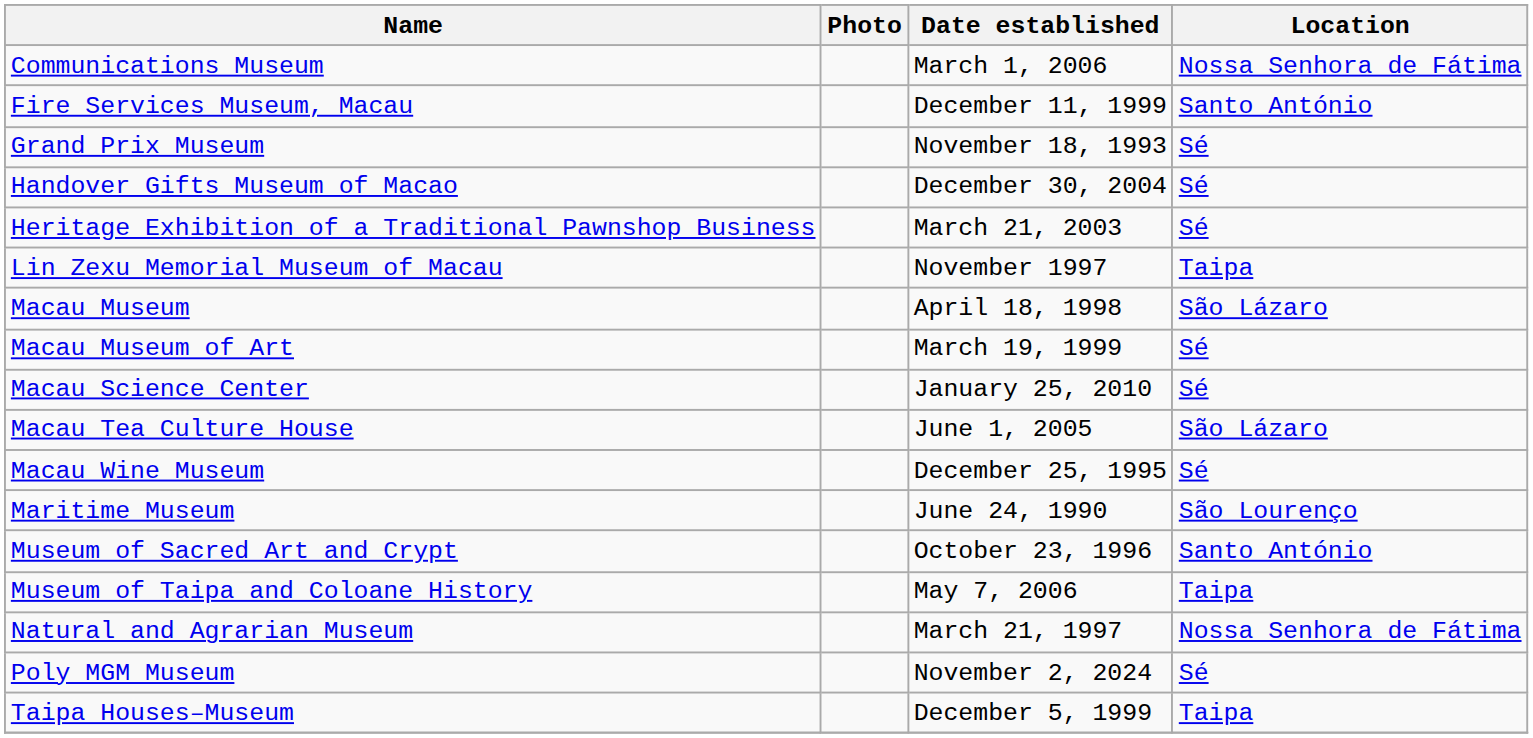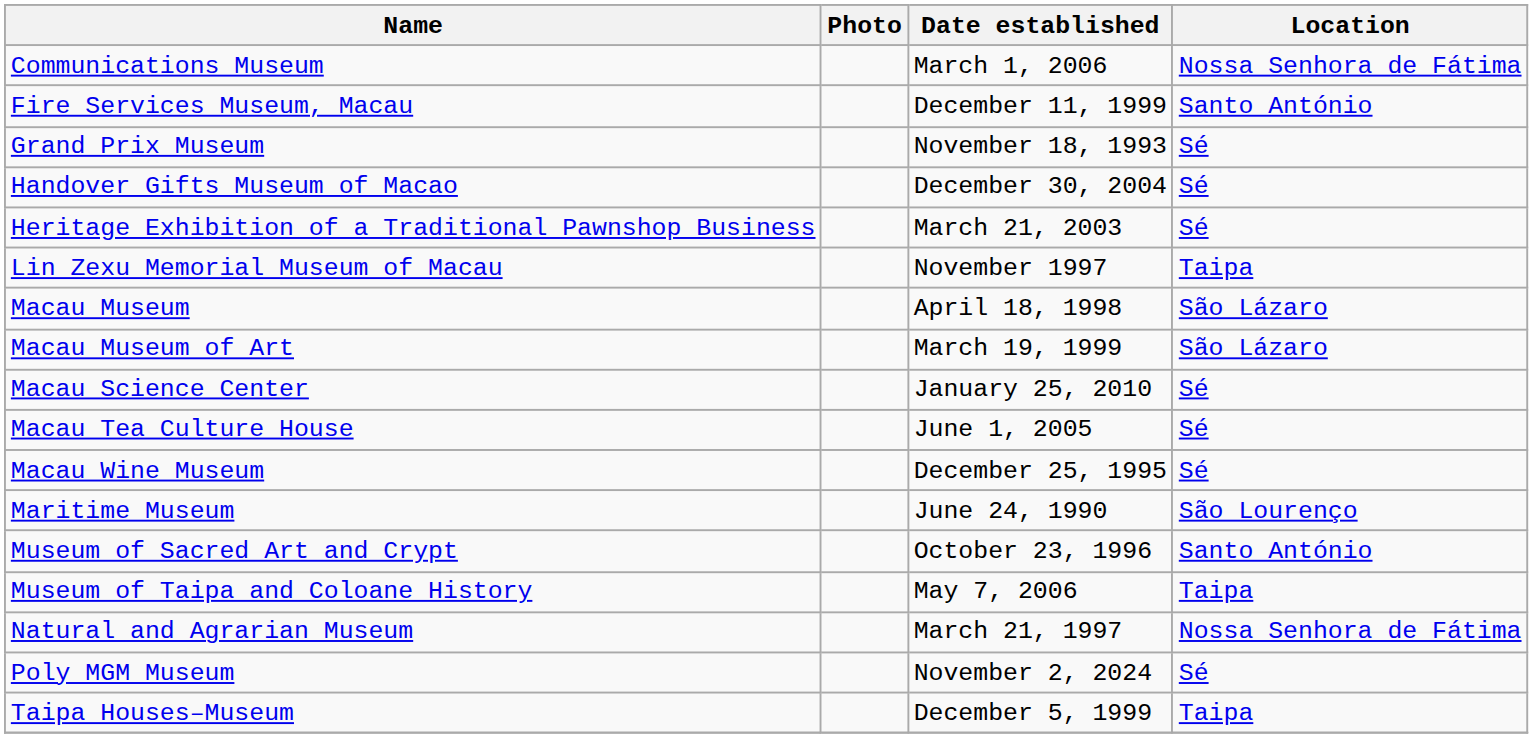(1194, 349) Sé -> (1253, 349) São Lázaro
(1253, 430) São Lázaro -> (1194, 430) Sé
